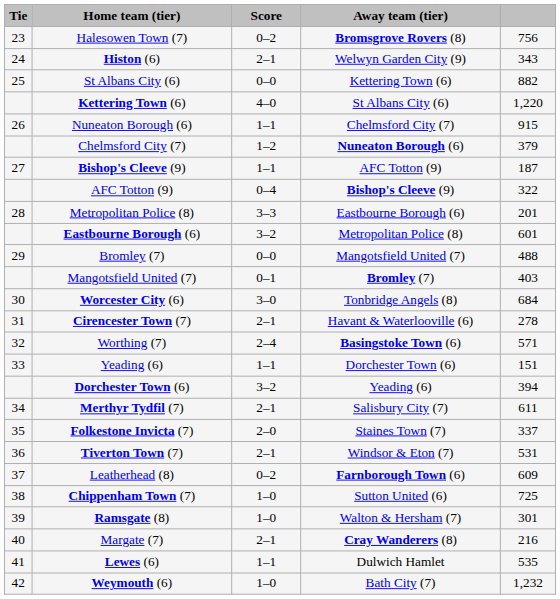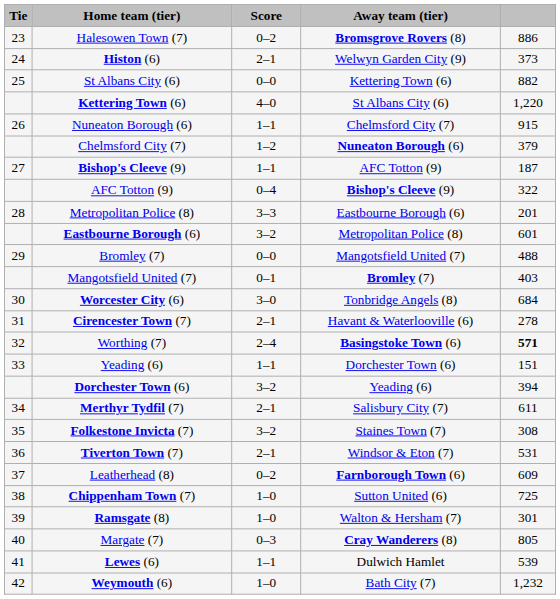(528, 37) 756 -> (528, 37) 886
(528, 59) 343 -> (528, 59) 373
(528, 343) normal -> (528, 343) bold
(266, 430) 2–0 -> (266, 430) 3–2
(528, 430) 337 -> (528, 430) 308
(266, 540) 2–1 -> (266, 540) 0–3
(528, 540) 216 -> (528, 540) 805
(528, 562) 535 -> (528, 562) 539
